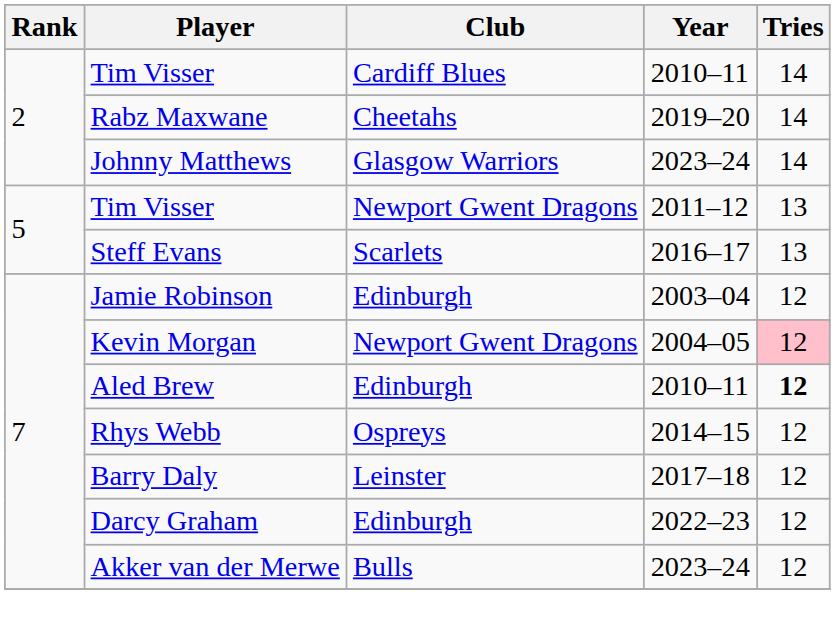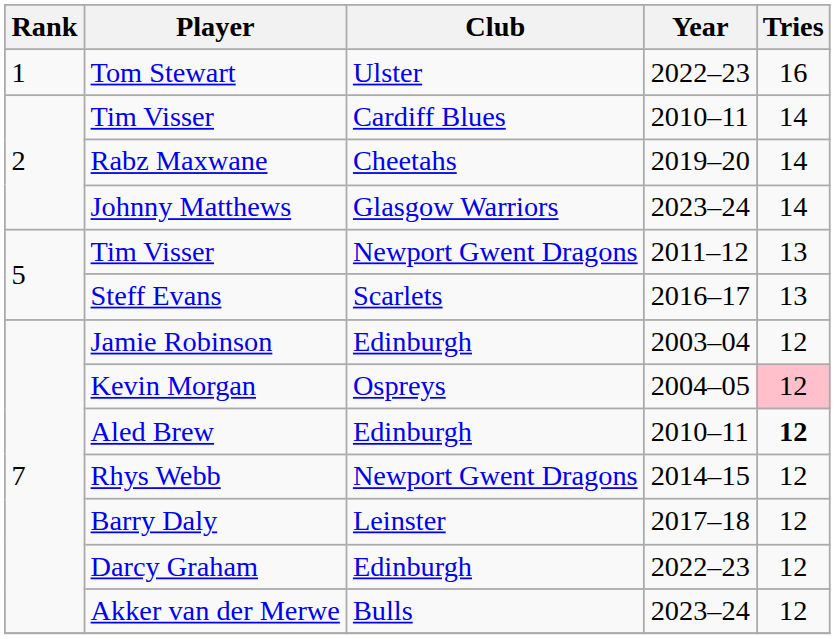+ row: (163, 71)
(495, 341) Newport Gwent Dragons -> (399, 386) Ospreys
(399, 431) Ospreys -> (495, 476) Newport Gwent Dragons
